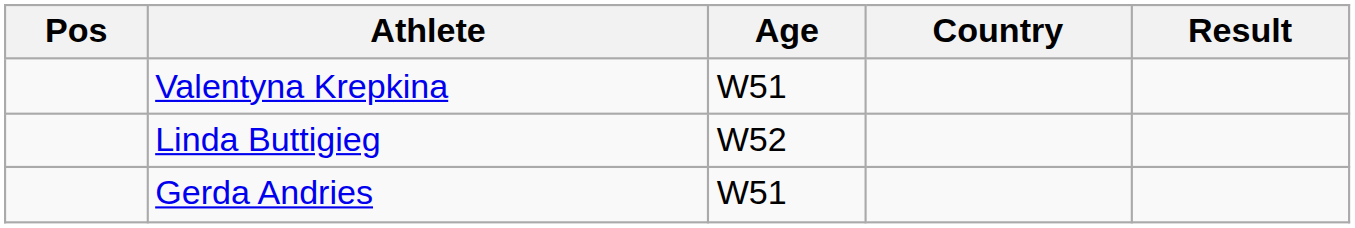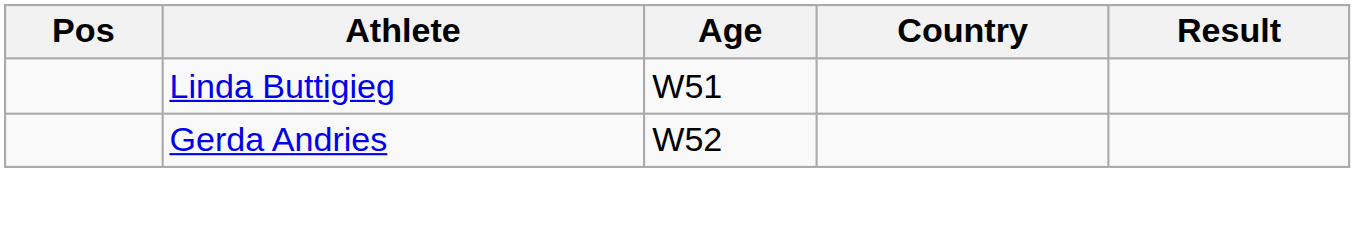- row: (302, 85)
(752, 139) W52 -> (687, 85) W51
(752, 193) W51 -> (687, 139) W52
